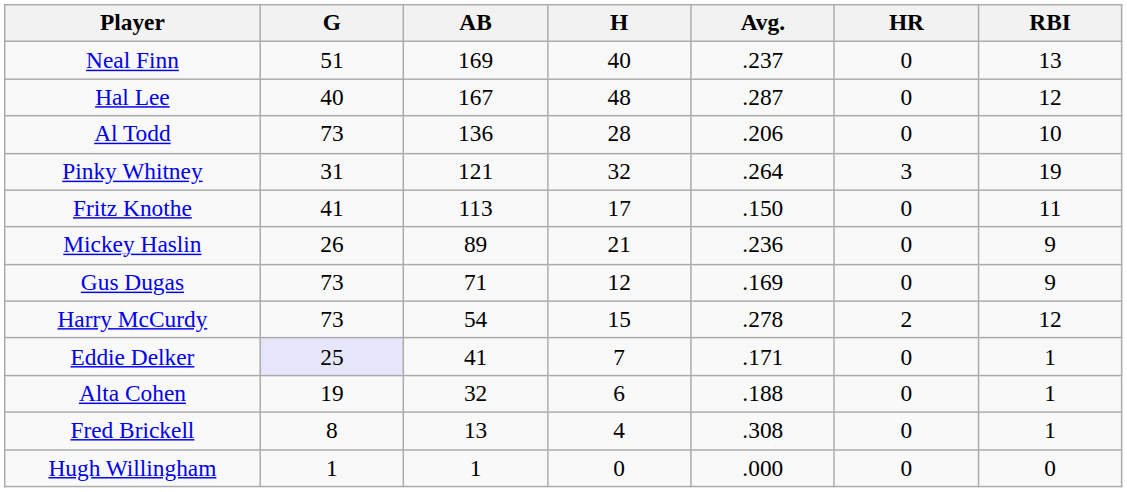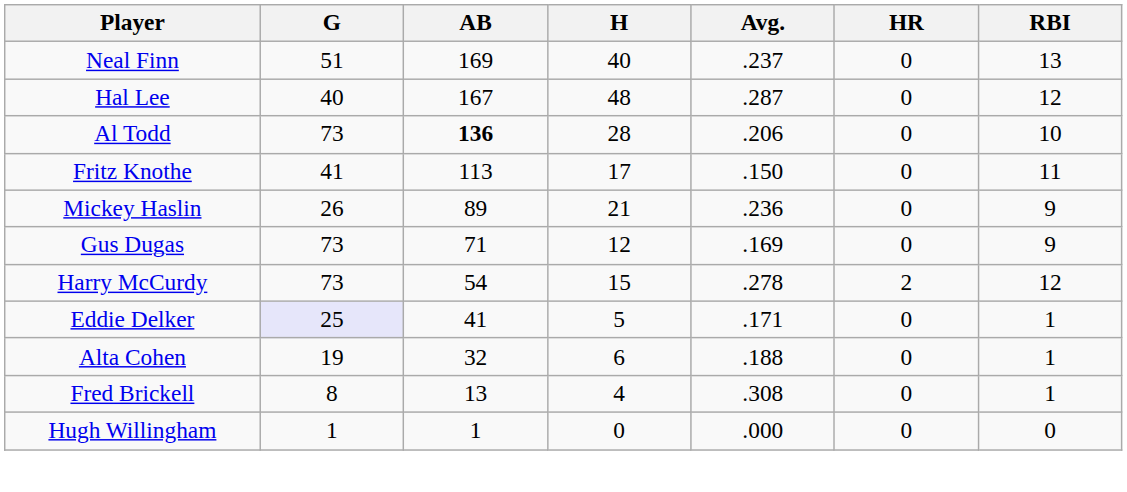(476, 134) normal -> (476, 134) bold
- row: (132, 171)
(619, 356) 7 -> (619, 319) 5
